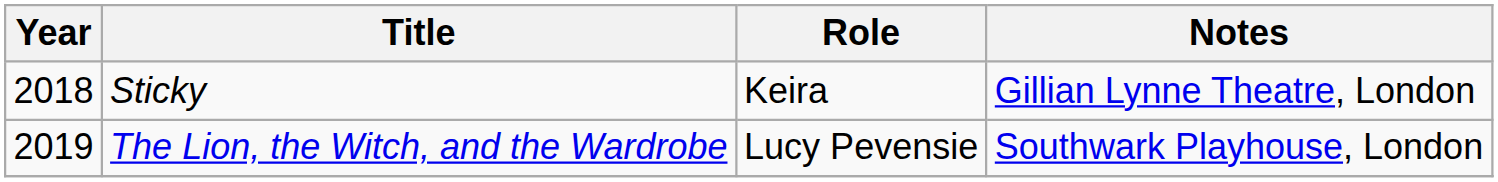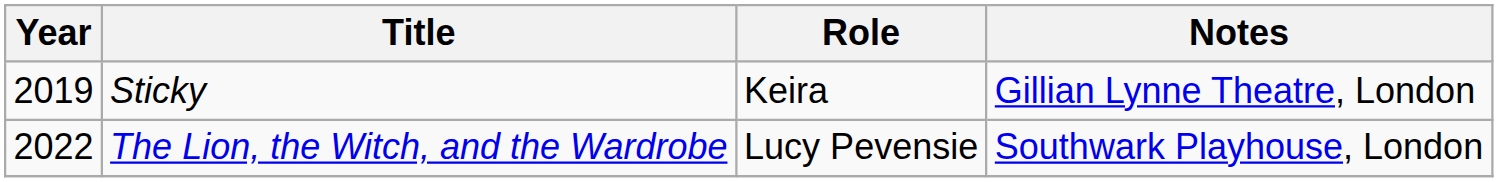(53, 90) 2018 -> (53, 90) 2019
(53, 147) 2019 -> (53, 147) 2022
